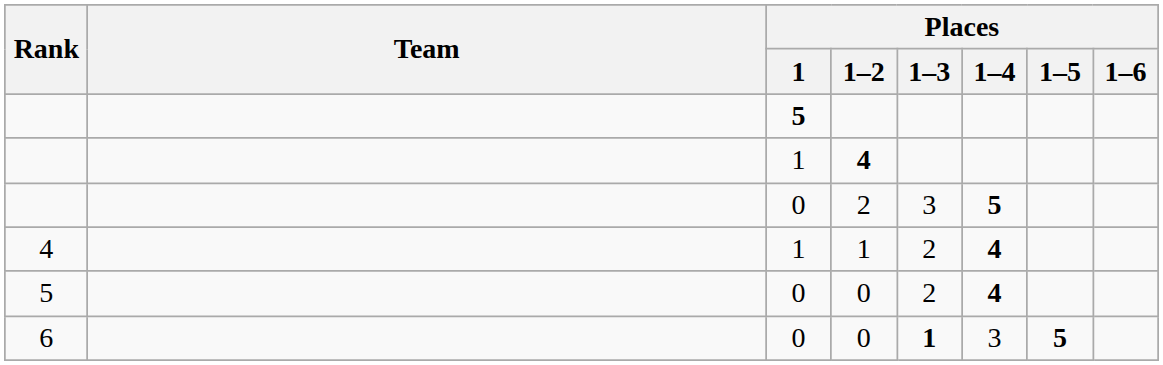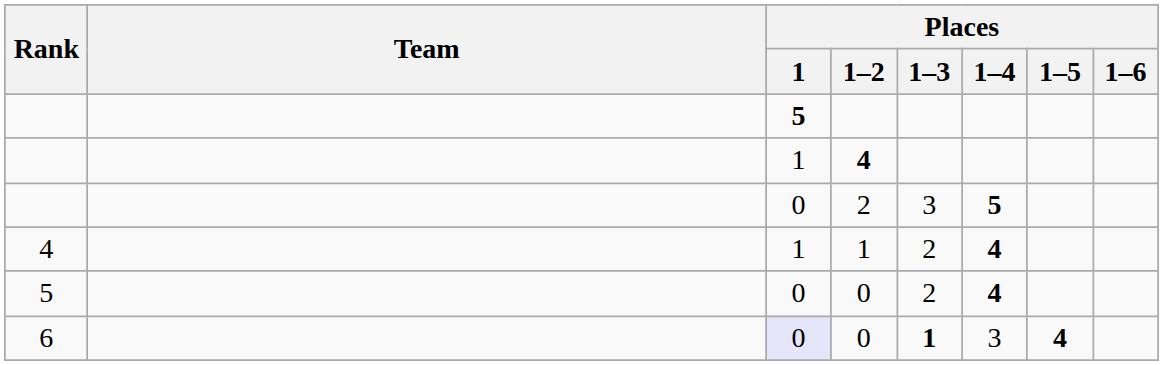(798, 337) no background -> (798, 337) lavender background
(1060, 337) 5 -> (1060, 337) 4
